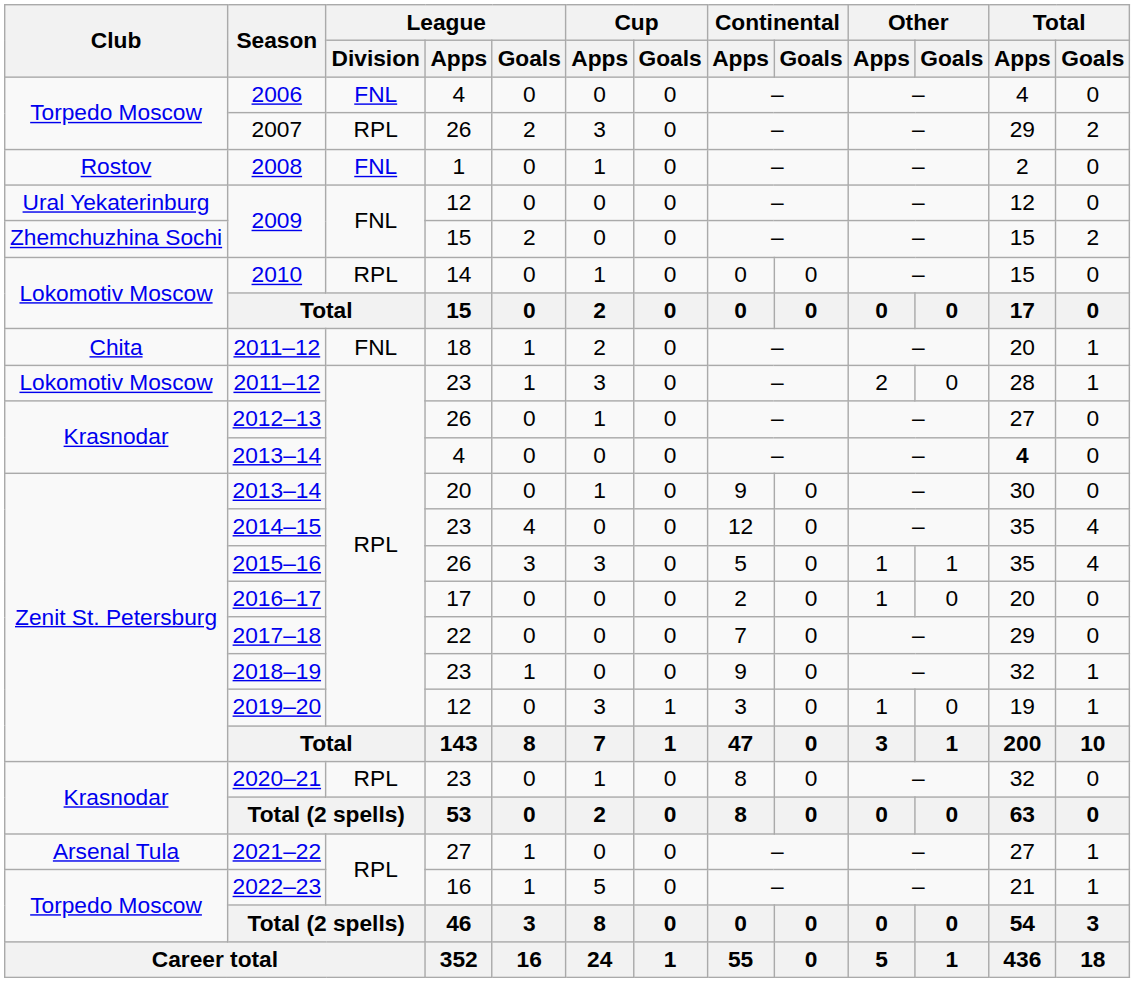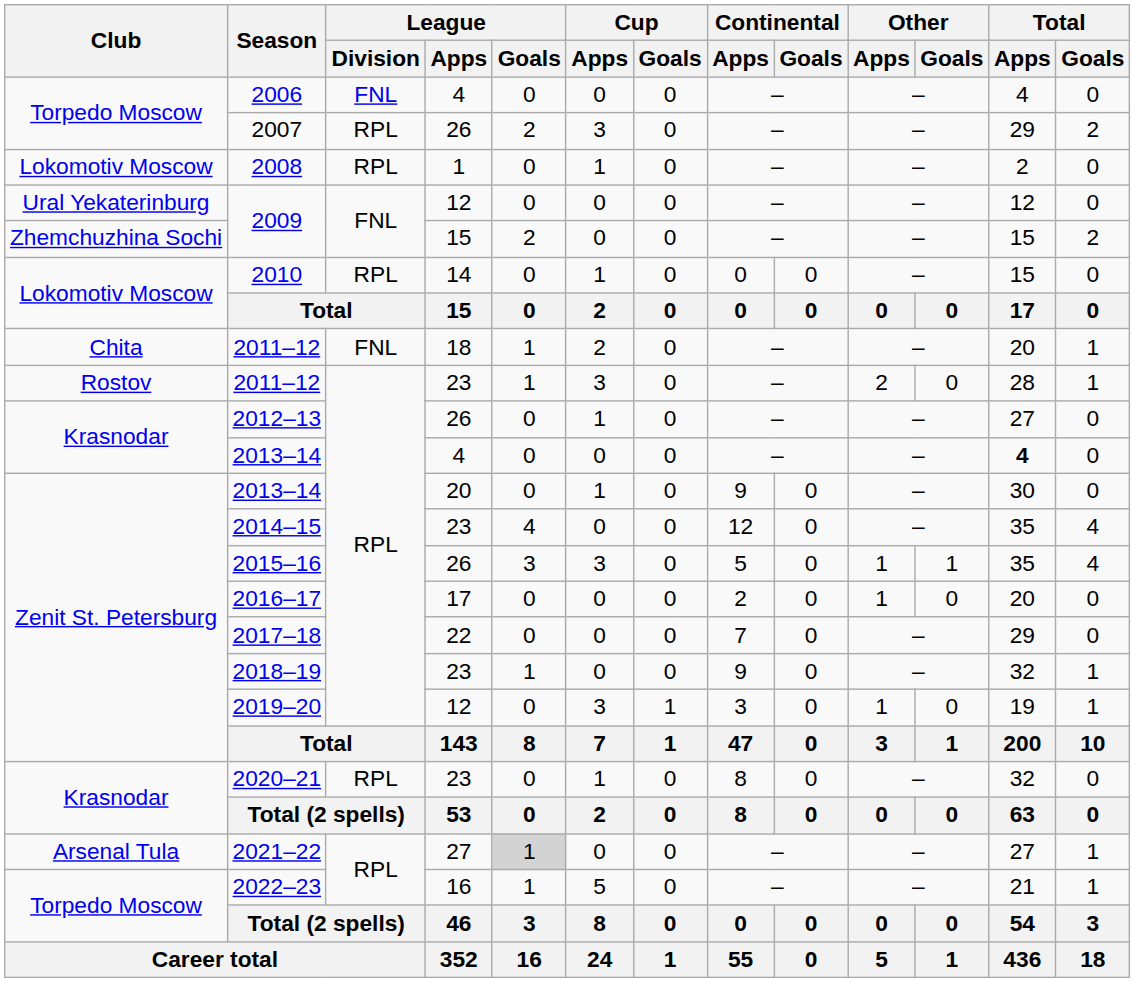(116, 166) Rostov -> (116, 166) Lokomotiv Moscow
(376, 166) FNL -> (376, 166) RPL
(116, 382) Lokomotiv Moscow -> (116, 382) Rostov
(529, 851) no background -> (529, 851) lightgrey background
